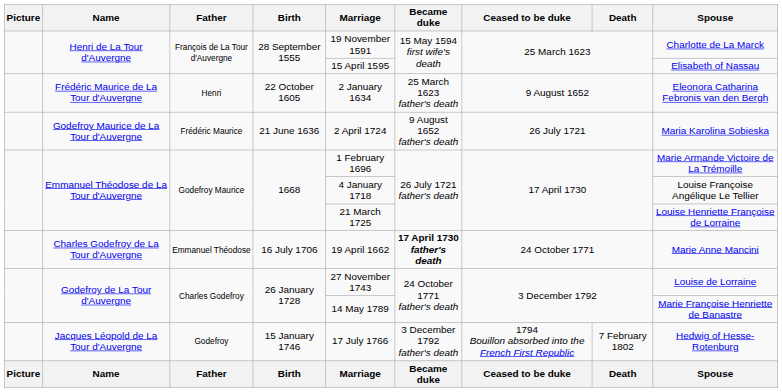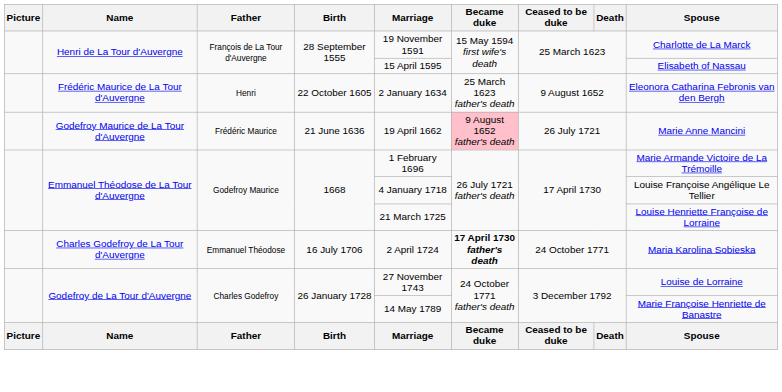(360, 131) 2 April 1724 -> (413, 131) 19 April 1662
(428, 131) no background -> (485, 131) pink background
(715, 131) Maria Karolina Sobieska -> (702, 131) Marie Anne Mancini
(360, 249) 19 April 1662 -> (413, 249) 2 April 1724
(715, 249) Marie Anne Mancini -> (702, 249) Maria Karolina Sobieska
- row: (106, 341)
